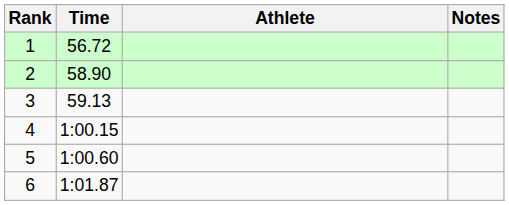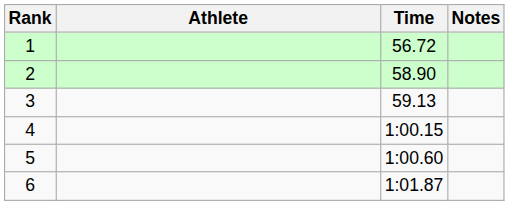columns swapped: (285, 18) <-> (89, 18)
